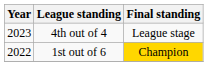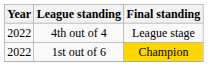(19, 33) 2023 -> (19, 33) 2022
